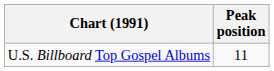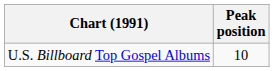(241, 54) 11 -> (241, 54) 10
